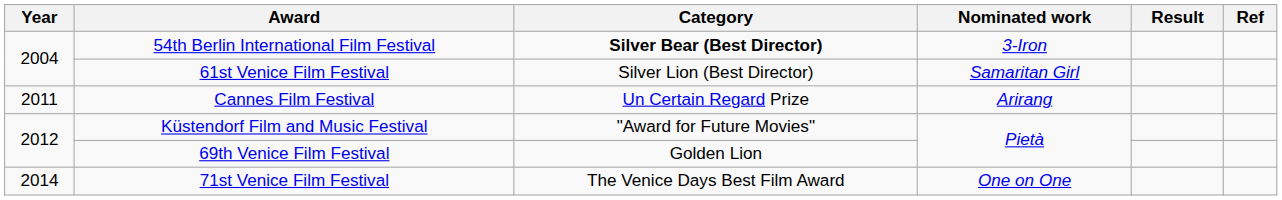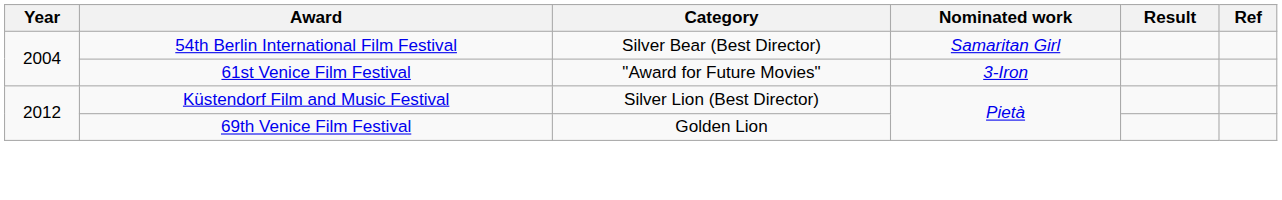(716, 45) bold -> (721, 45) normal
(1025, 45) 3-Iron -> (1006, 45) Samaritan Girl
(716, 72) Silver Lion (Best Director) -> (721, 72) "Award for Future Movies"
(1025, 72) Samaritan Girl -> (1006, 72) 3-Iron
- row: (294, 99)
(716, 126) "Award for Future Movies" -> (721, 99) Silver Lion (Best Director)
- row: (294, 180)
